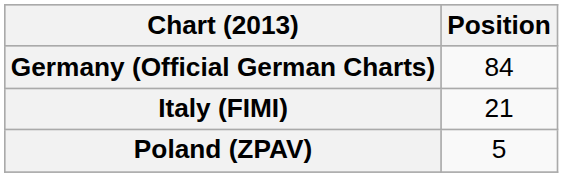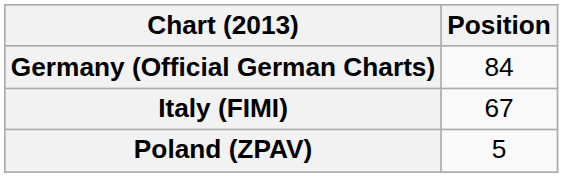(499, 108) 21 -> (499, 108) 67
